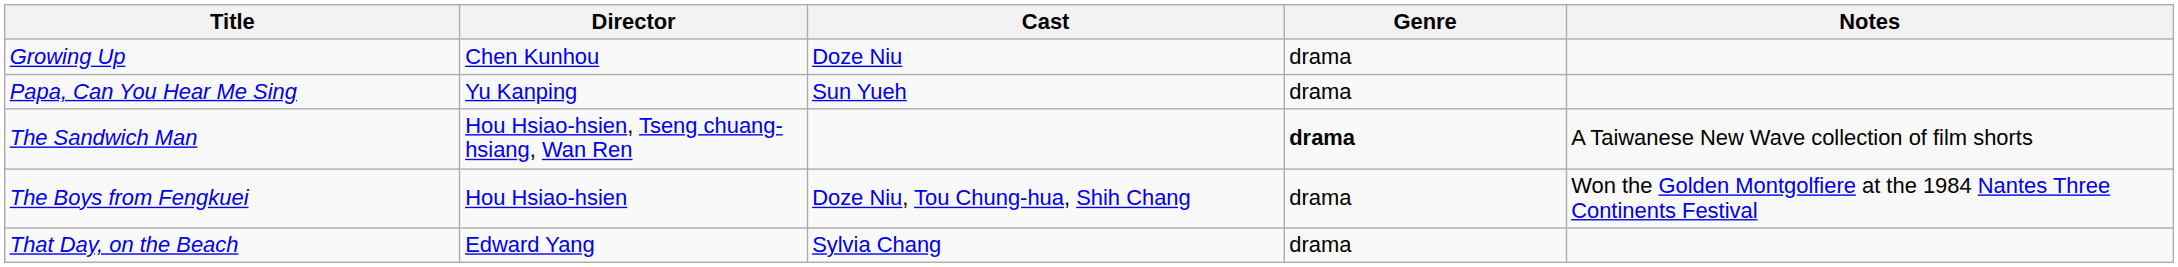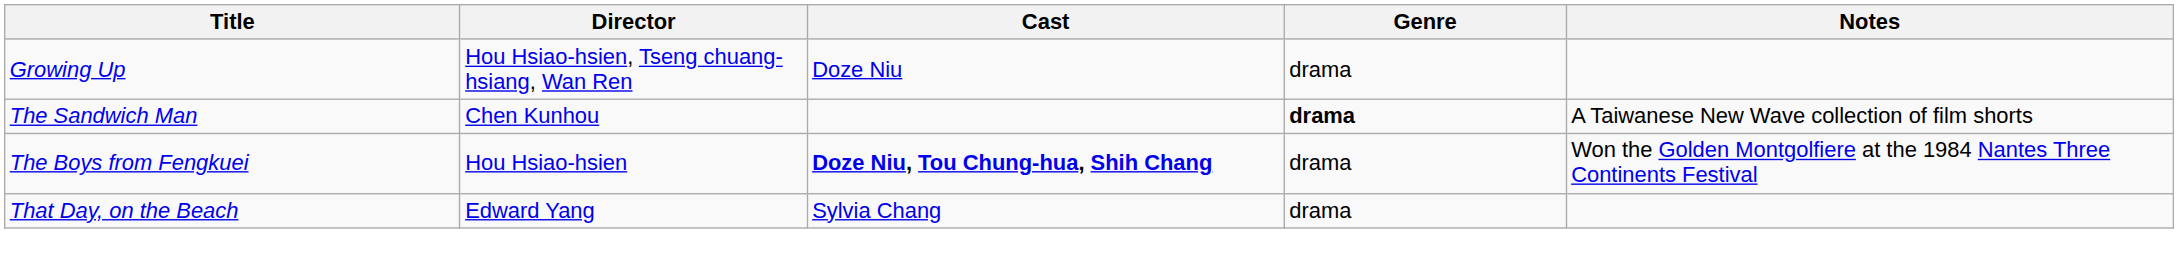(532, 56) Chen Kunhou -> (624, 68) Hou Hsiao-hsien, Tseng chuang-hsiang, Wan Ren
- row: (153, 91)
(624, 138) Hou Hsiao-hsien, Tseng chuang-hsiang, Wan Ren -> (532, 116) Chen Kunhou
(1001, 197) normal -> (1012, 163) bold
